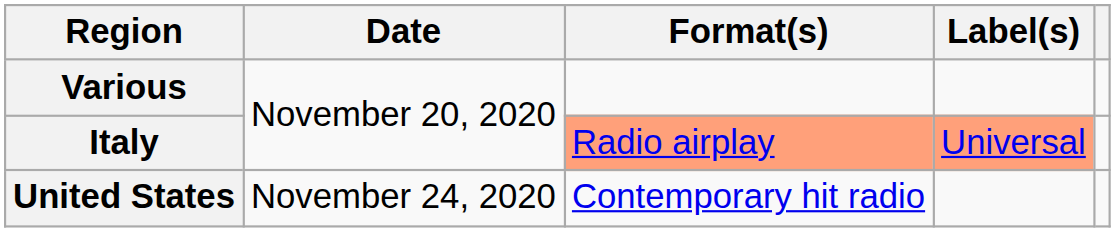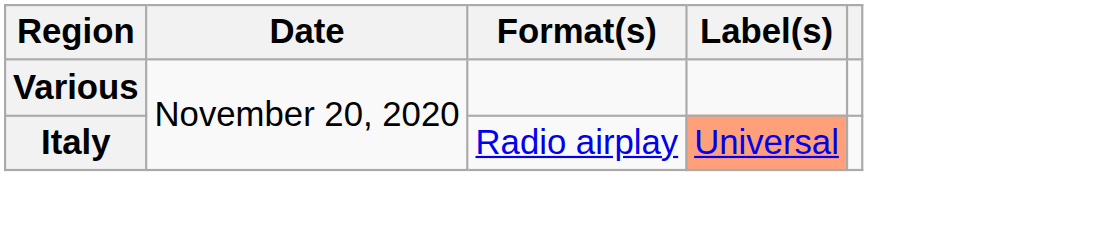(673, 142) lightsalmon background -> (577, 142) no background
- row: (124, 197)
